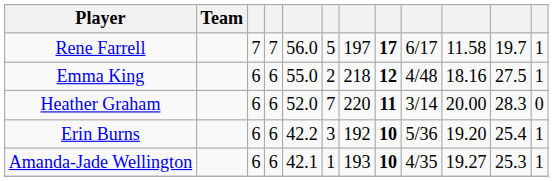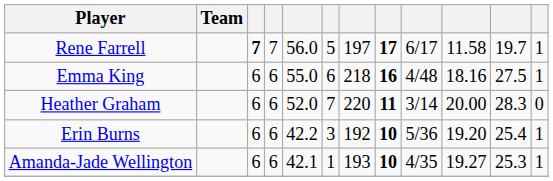(256, 47) normal -> (256, 47) bold
(331, 76) 2 -> (331, 76) 6
(388, 76) 12 -> (388, 76) 16
